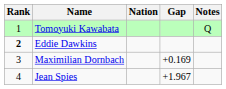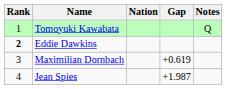(177, 60) +0.169 -> (177, 60) +0.619
(177, 76) +1.967 -> (177, 76) +1.987
